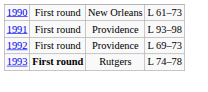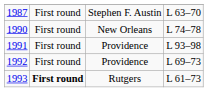+ row: (17, 12)
(165, 12) L 61–73 -> (184, 29) L 74–78
(165, 62) L 74–78 -> (184, 78) L 61–73
